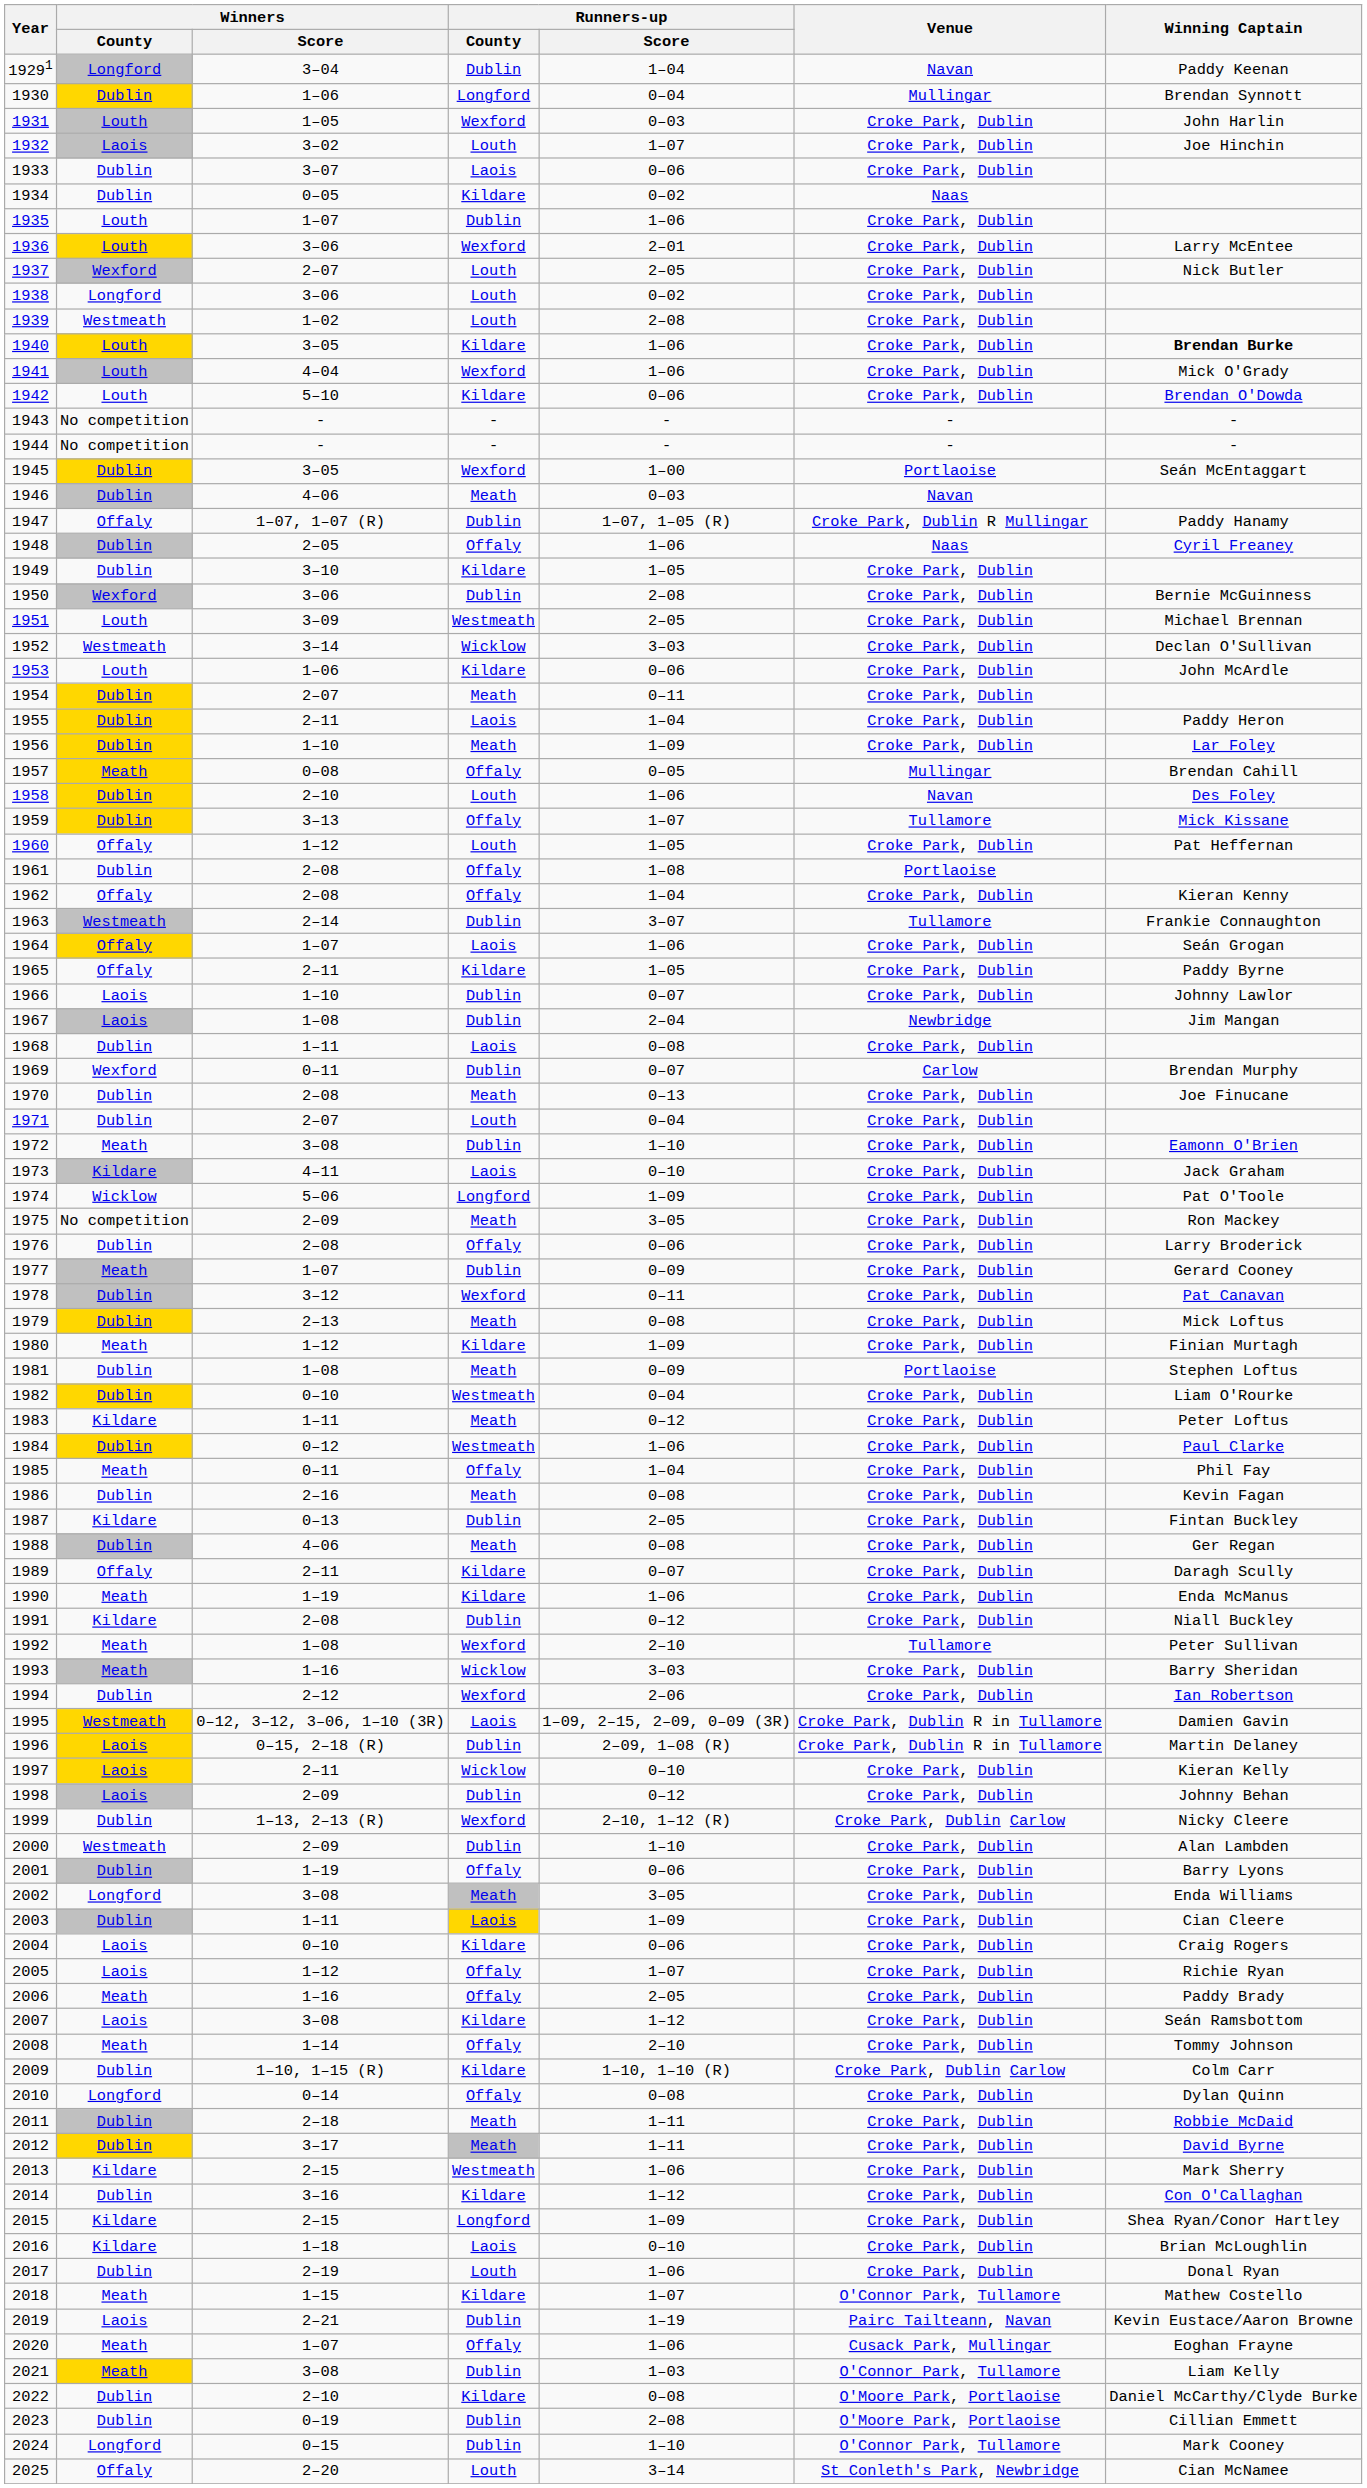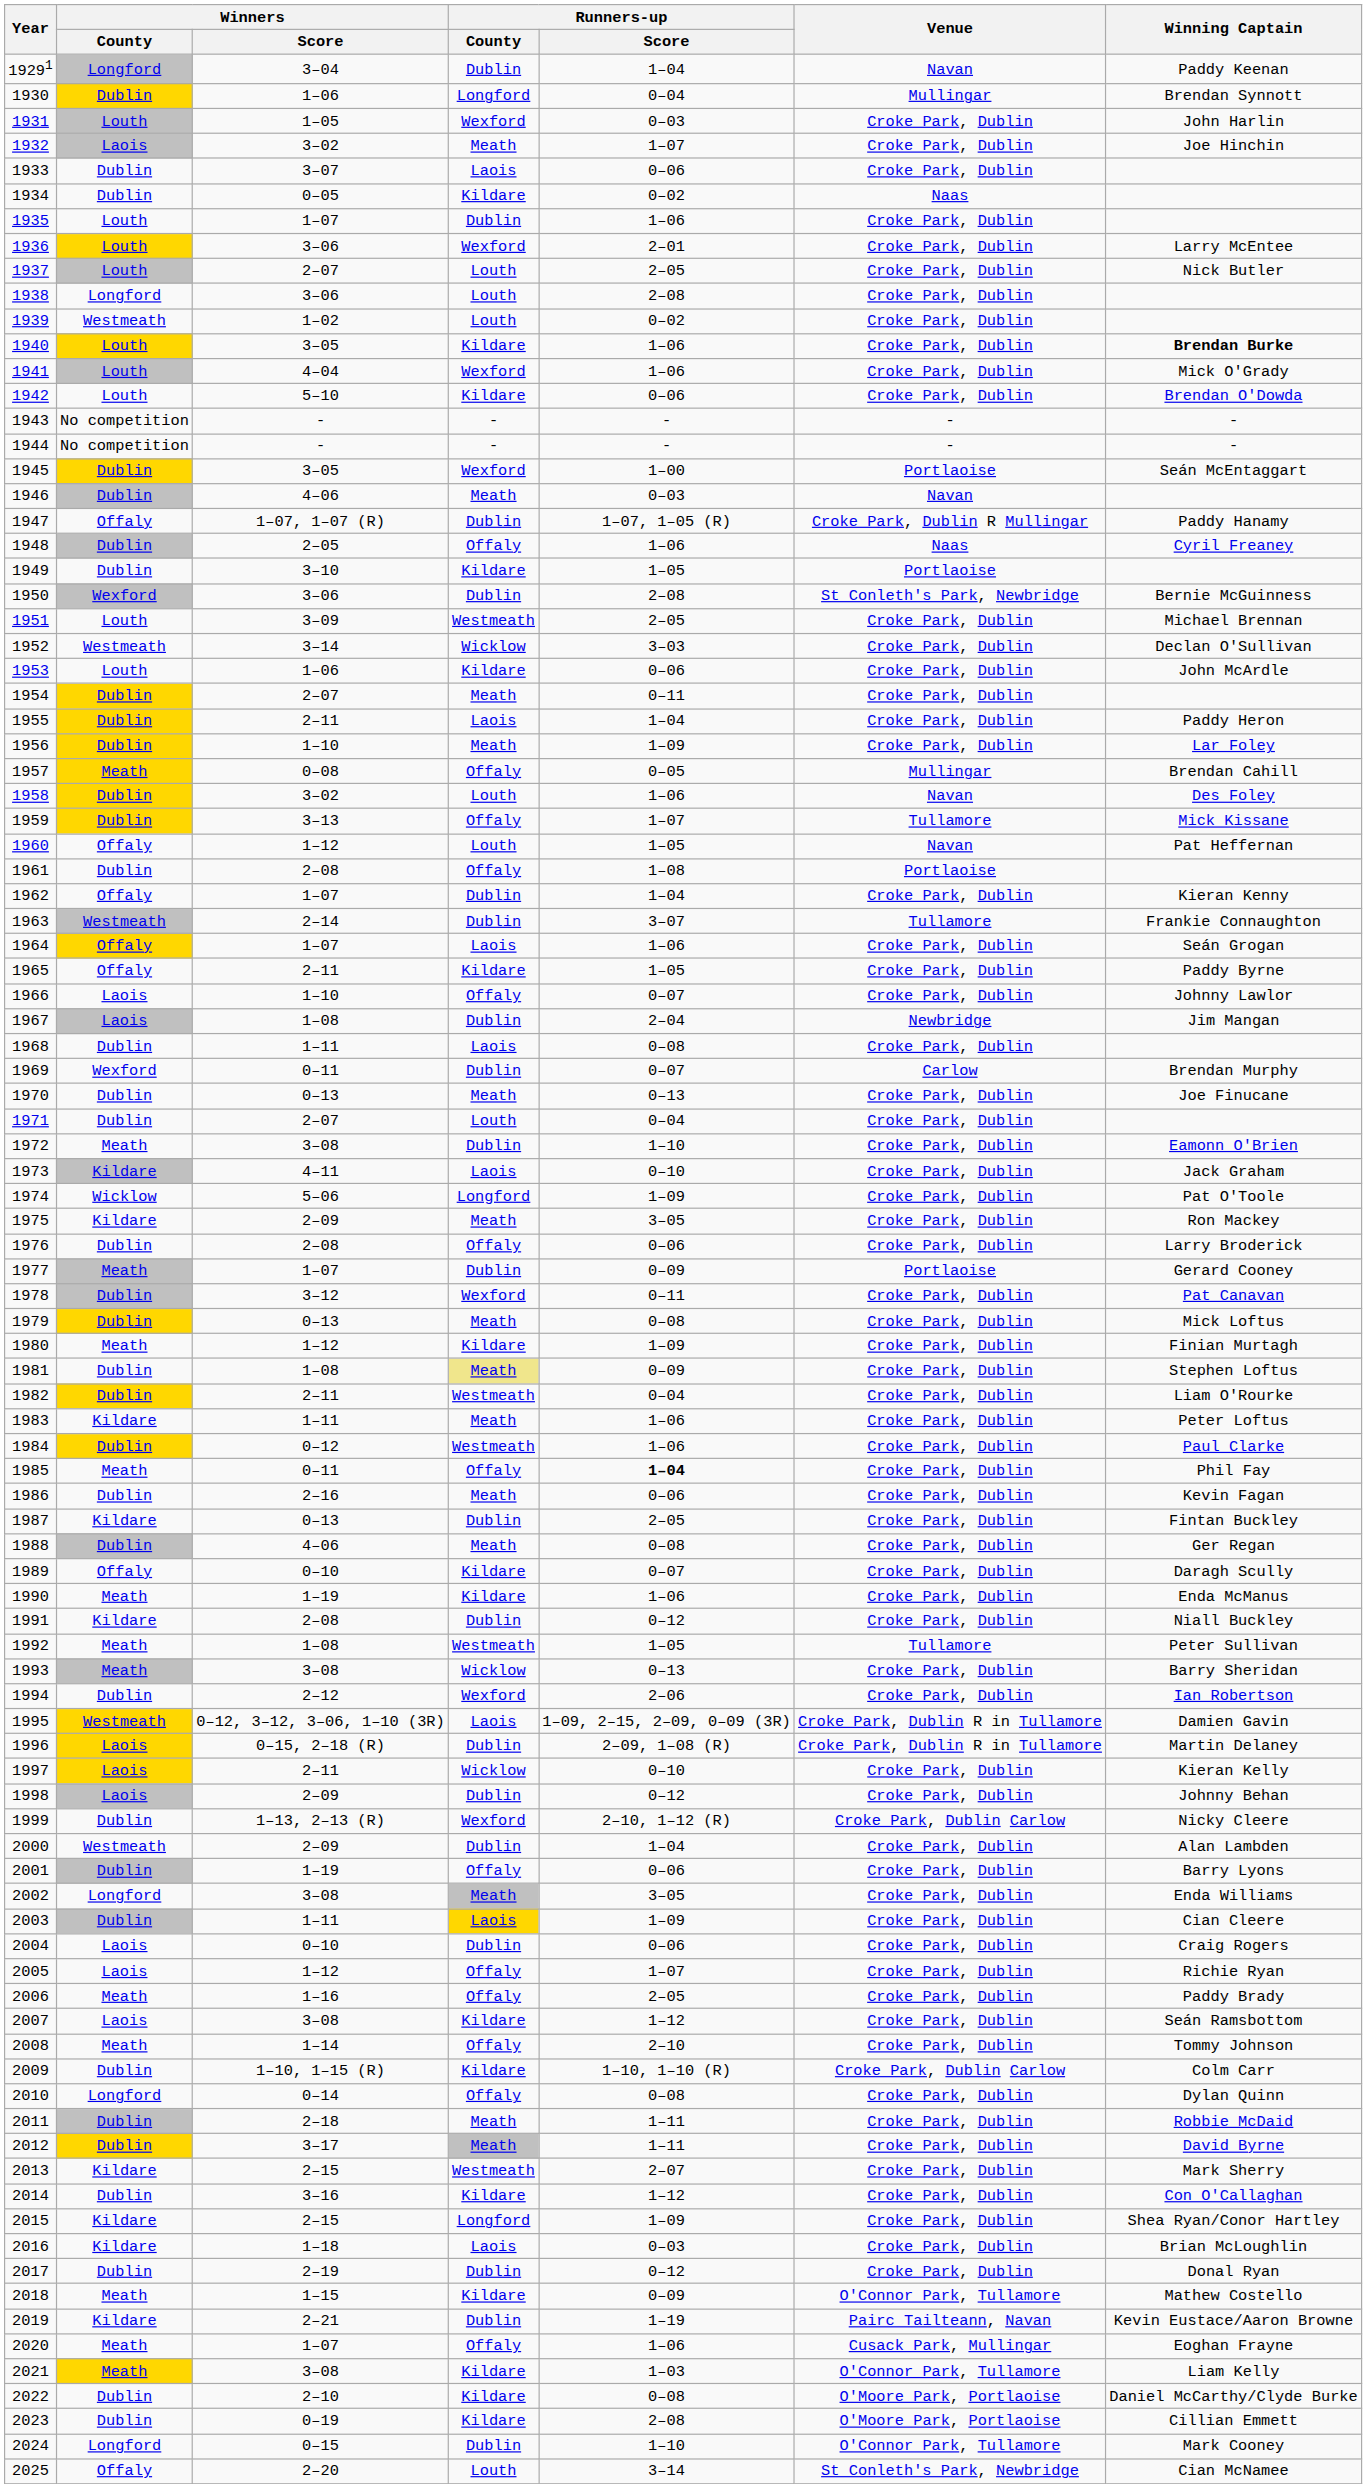(494, 146) Louth -> (494, 146) Meath
(124, 271) Wexford -> (124, 271) Louth
(667, 296) 0–02 -> (667, 296) 2–08
(667, 321) 2–08 -> (667, 321) 0–02
(950, 571) Croke Park, Dublin -> (950, 571) Portlaoise
(950, 596) Croke Park, Dublin -> (950, 596) St Conleth's Park, Newbridge
(320, 796) 2–10 -> (320, 796) 3–02
(950, 846) Croke Park, Dublin -> (950, 846) Navan
(320, 896) 2–08 -> (320, 896) 1–07
(494, 896) Offaly -> (494, 896) Dublin
(494, 996) Dublin -> (494, 996) Offaly
(320, 1096) 2–08 -> (320, 1096) 0–13
(124, 1221) No competition -> (124, 1221) Kildare
(950, 1271) Croke Park, Dublin -> (950, 1271) Portlaoise
(320, 1321) 2–13 -> (320, 1321) 0–13
(494, 1371) no background -> (494, 1371) khaki background
(950, 1371) Portlaoise -> (950, 1371) Croke Park, Dublin
(320, 1396) 0–10 -> (320, 1396) 2–11
(667, 1421) 0–12 -> (667, 1421) 1–06
(667, 1471) normal -> (667, 1471) bold
(667, 1496) 0–08 -> (667, 1496) 0–06
(320, 1571) 2–11 -> (320, 1571) 0–10
(494, 1646) Wexford -> (494, 1646) Westmeath
(667, 1646) 2–10 -> (667, 1646) 1–05
(320, 1671) 1–16 -> (320, 1671) 3–08
(667, 1671) 3–03 -> (667, 1671) 0–13
(667, 1846) 1–10 -> (667, 1846) 1–04
(494, 1946) Kildare -> (494, 1946) Dublin
(667, 2171) 1–06 -> (667, 2171) 2–07
(667, 2246) 0–10 -> (667, 2246) 0–03
(494, 2271) Louth -> (494, 2271) Dublin
(667, 2271) 1–06 -> (667, 2271) 0–12
(667, 2296) 1–07 -> (667, 2296) 0–09
(124, 2321) Laois -> (124, 2321) Kildare
(494, 2371) Dublin -> (494, 2371) Kildare
(494, 2421) Dublin -> (494, 2421) Kildare
